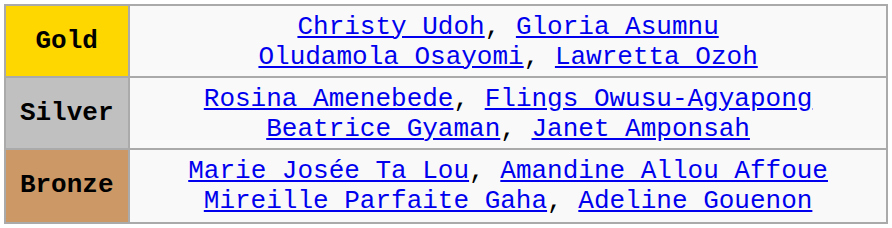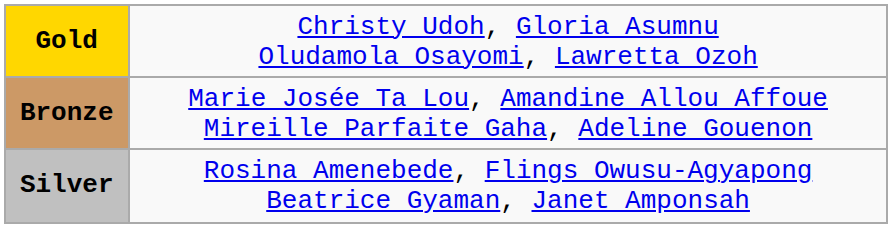rows swapped: (67, 114) <-> (67, 186)
